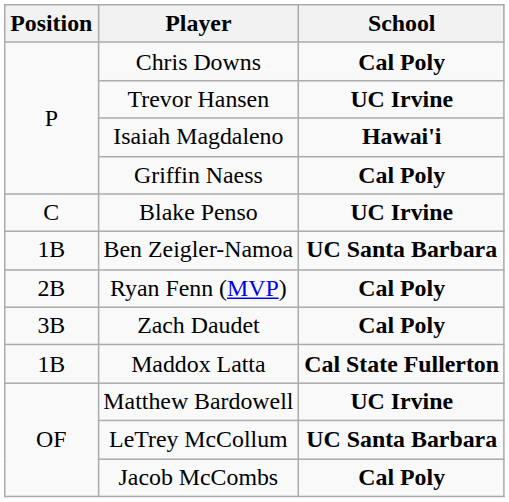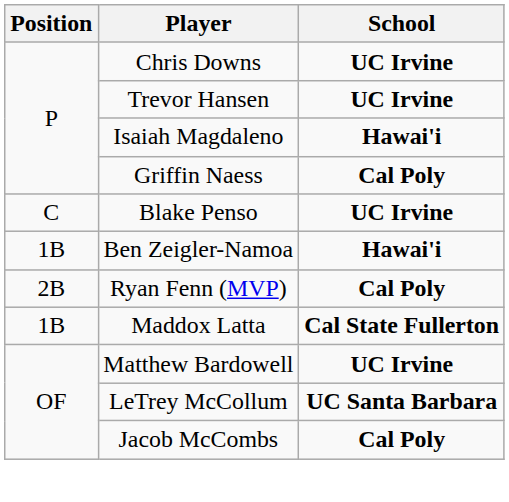(402, 61) Cal Poly -> (402, 61) UC Irvine
(402, 250) UC Santa Barbara -> (402, 250) Hawai'i
- row: (198, 325)
